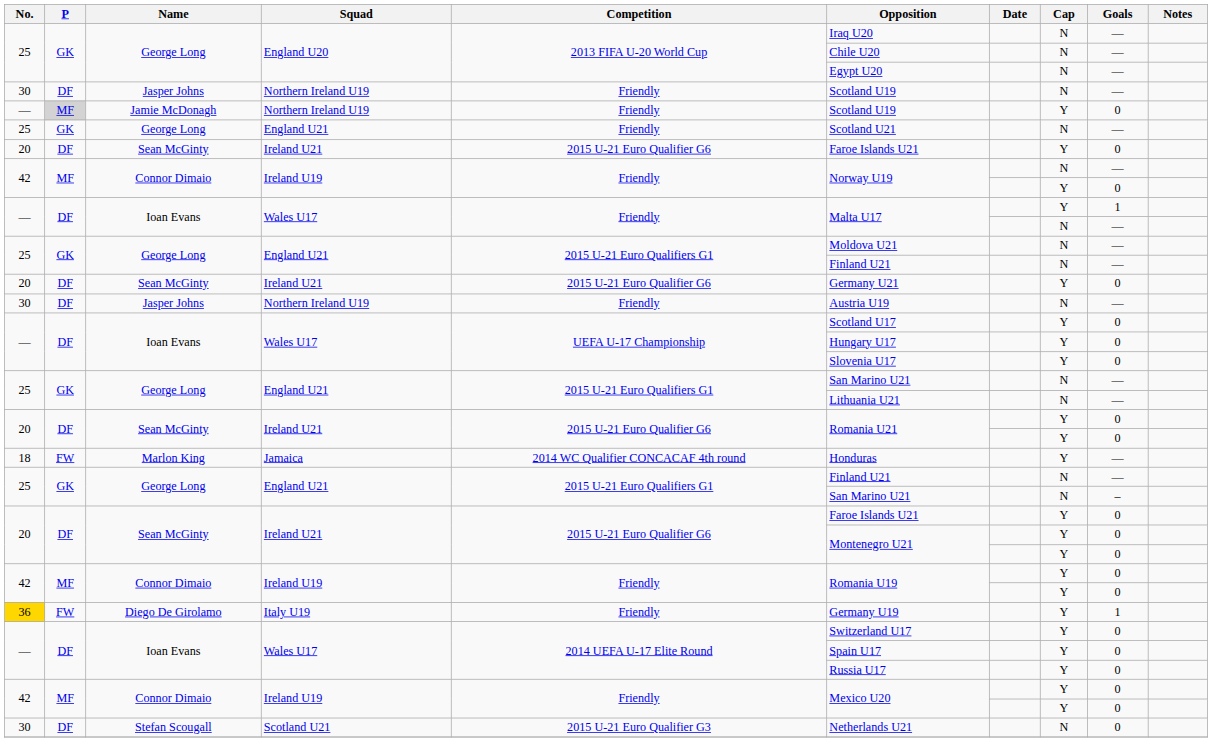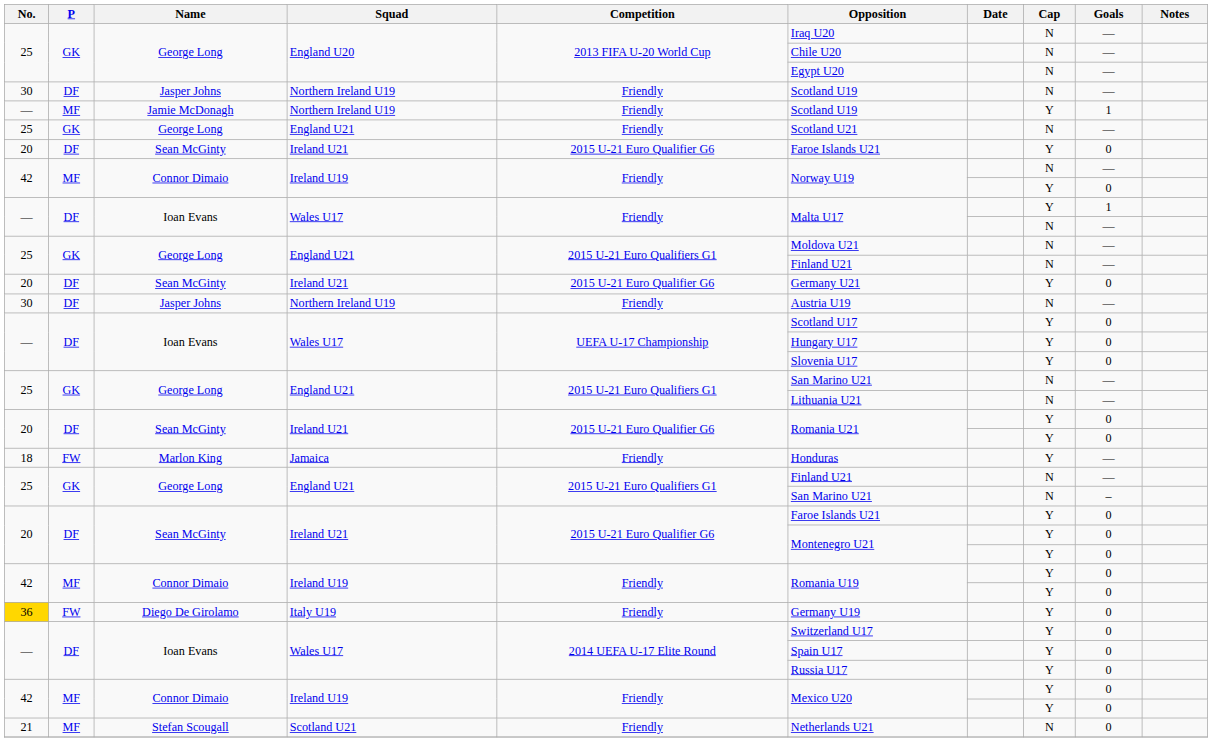(65, 110) lightgrey background -> (71, 110) no background
(1118, 110) 0 -> (1109, 110) 1
(639, 457) 2014 WC Qualifier CONCACAF 4th round -> (642, 457) Friendly
(1118, 611) 1 -> (1109, 611) 0
(25, 727) 30 -> (27, 727) 21
(65, 727) DF -> (71, 727) MF
(639, 727) 2015 U-21 Euro Qualifier G3 -> (642, 727) Friendly
